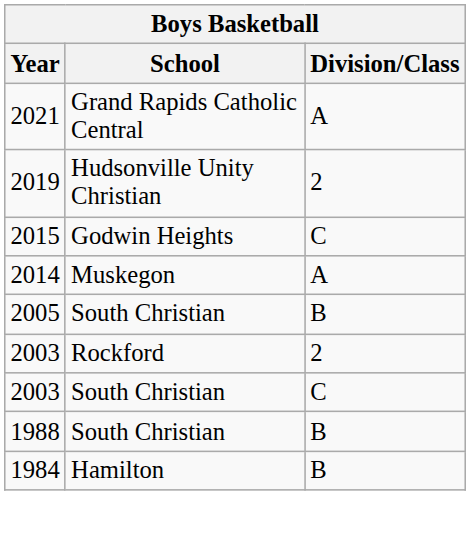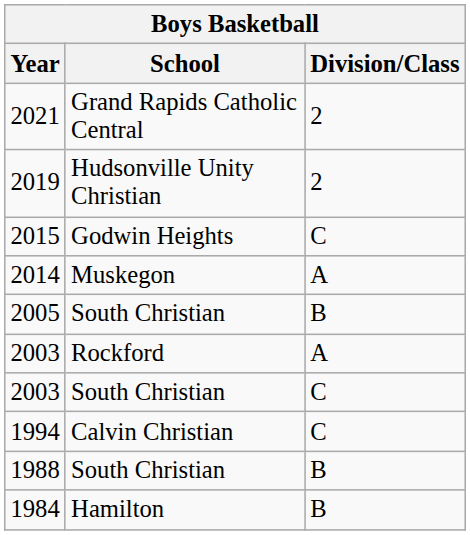(319, 116) A -> (316, 116) 2
(316, 353) 2 -> (319, 353) A
+ row: (35, 431)
